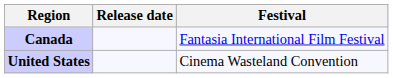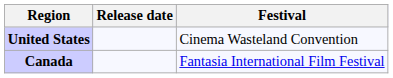rows swapped: (49, 38) <-> (49, 61)
